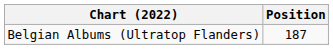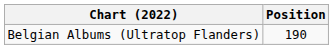(296, 35) 187 -> (296, 35) 190
